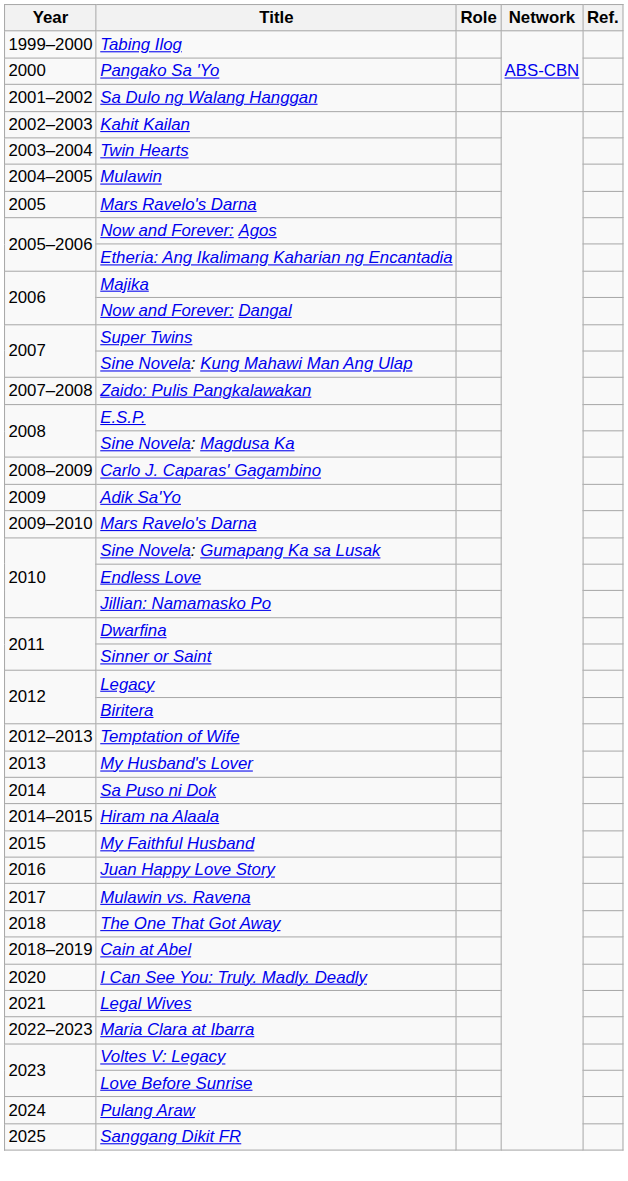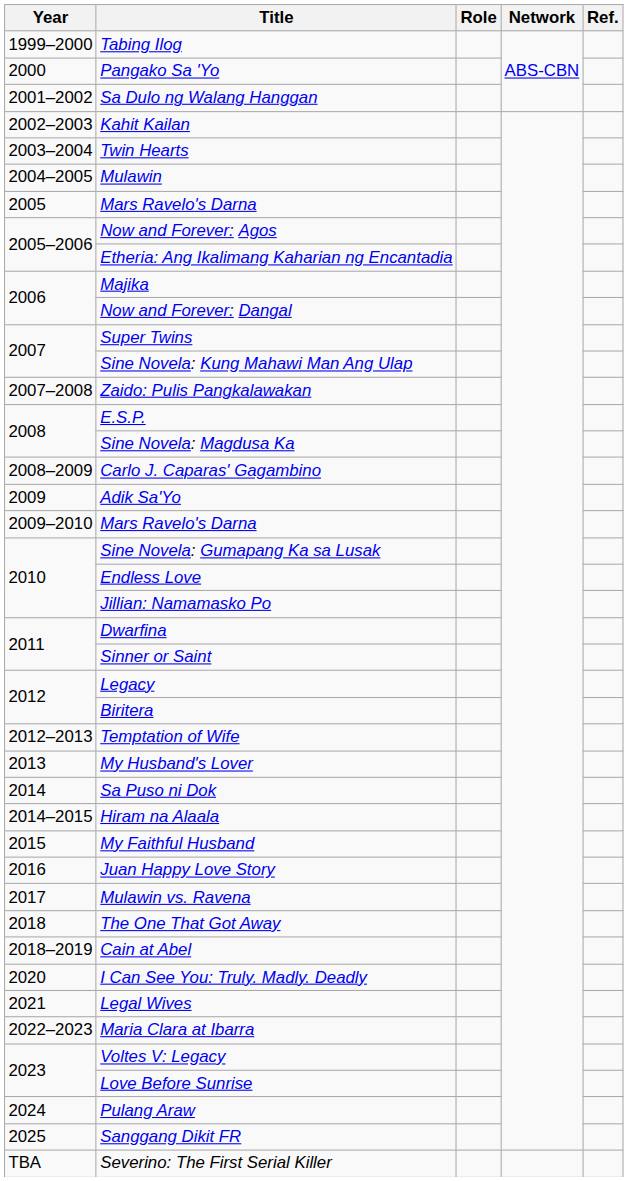+ row: (25, 1163)
